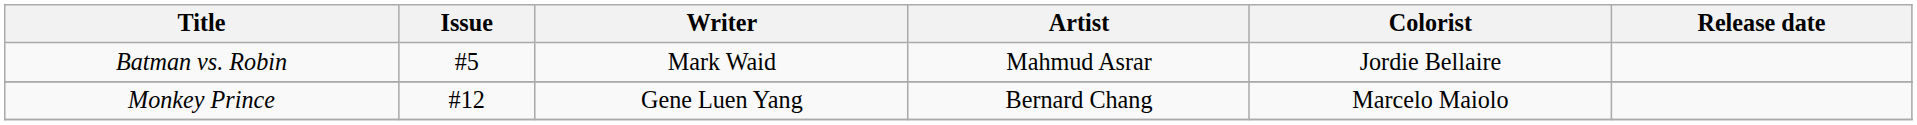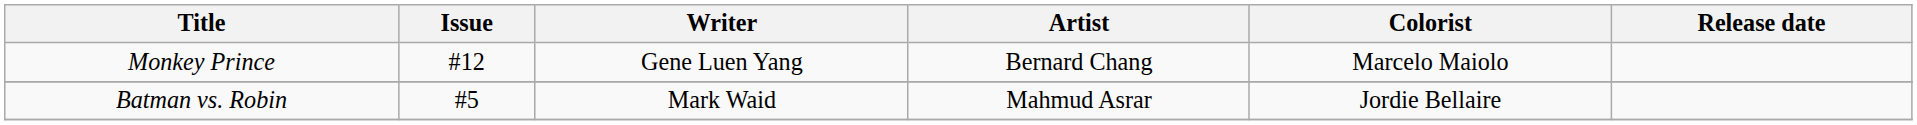rows swapped: (201, 61) <-> (201, 100)
